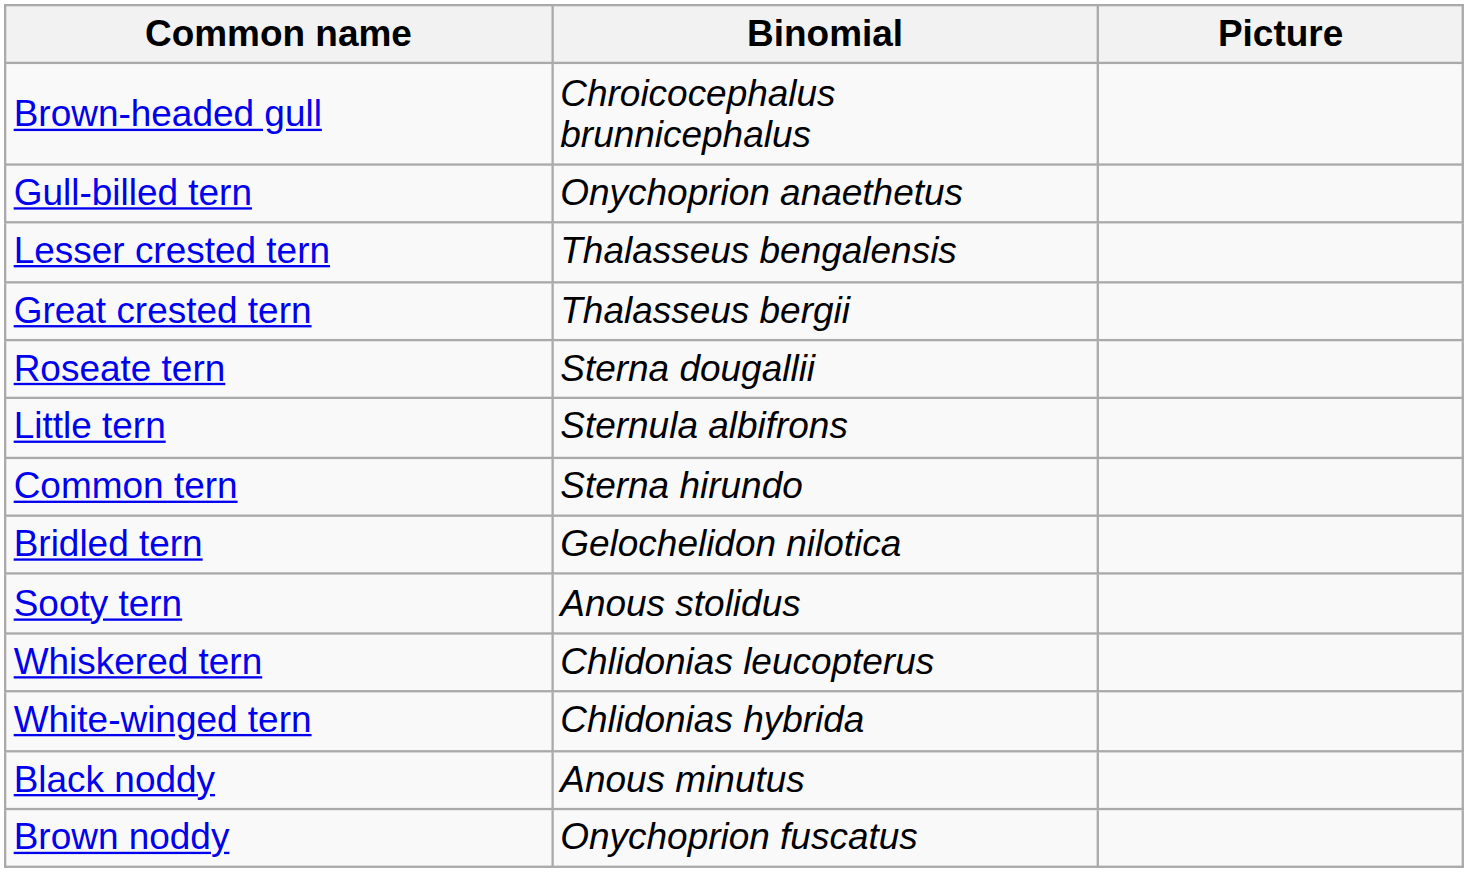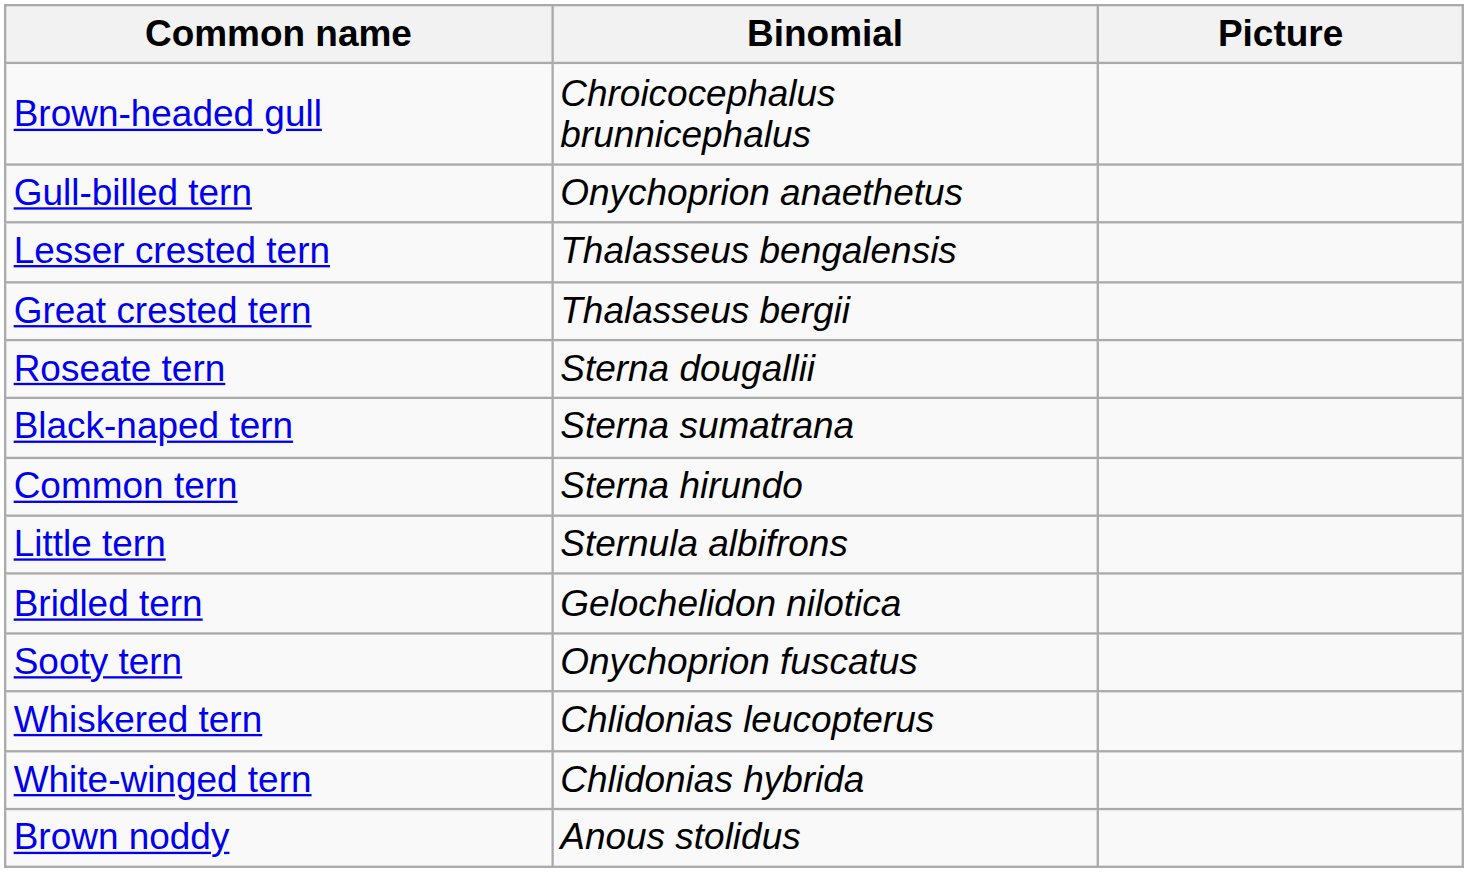+ row: (153, 427)
rows swapped: (126, 485) <-> (90, 427)
(680, 602) Anous stolidus -> (739, 661) Onychoprion fuscatus
- row: (114, 778)
(739, 837) Onychoprion fuscatus -> (680, 837) Anous stolidus
